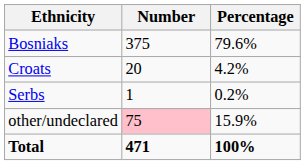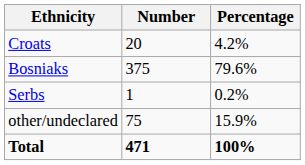rows swapped: (38, 43) <-> (30, 69)
(134, 120) pink background -> (134, 120) no background
